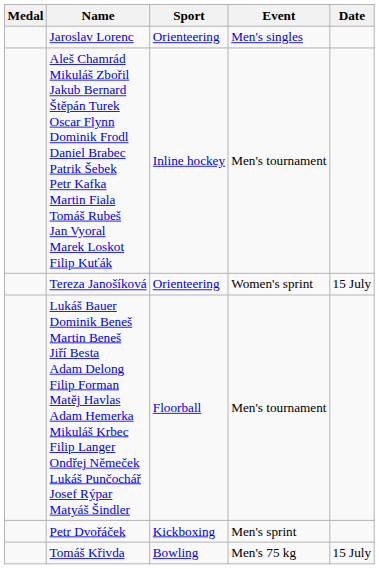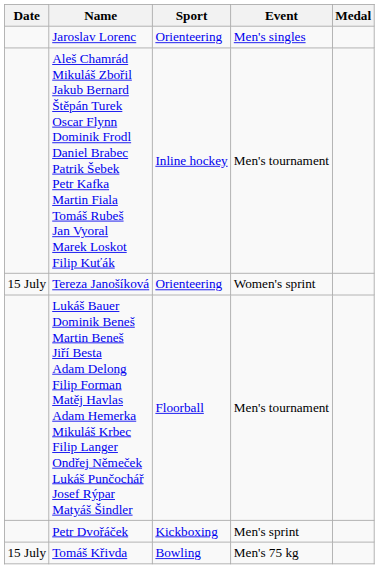columns swapped: (25, 15) <-> (352, 15)
